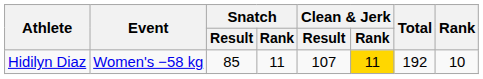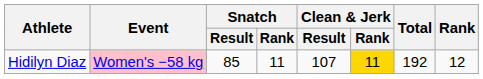(148, 62) no background -> (148, 62) pink background
(457, 62) 10 -> (457, 62) 12
